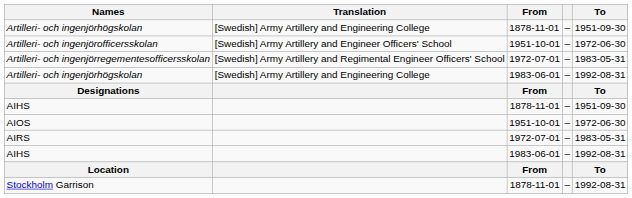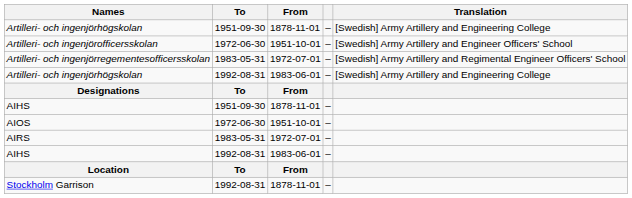columns swapped: (360, 12) <-> (600, 12)
